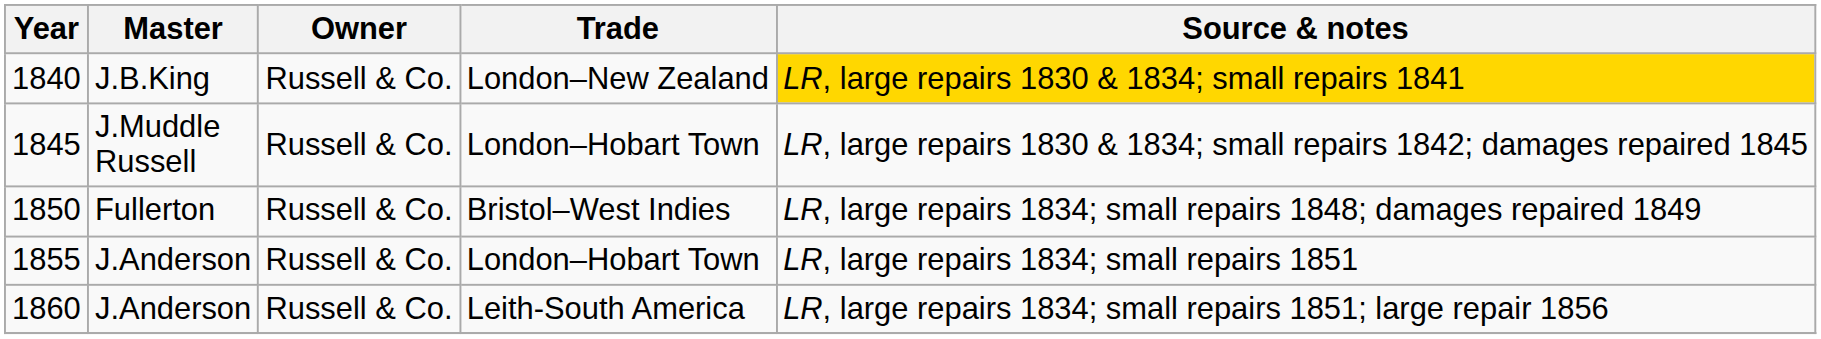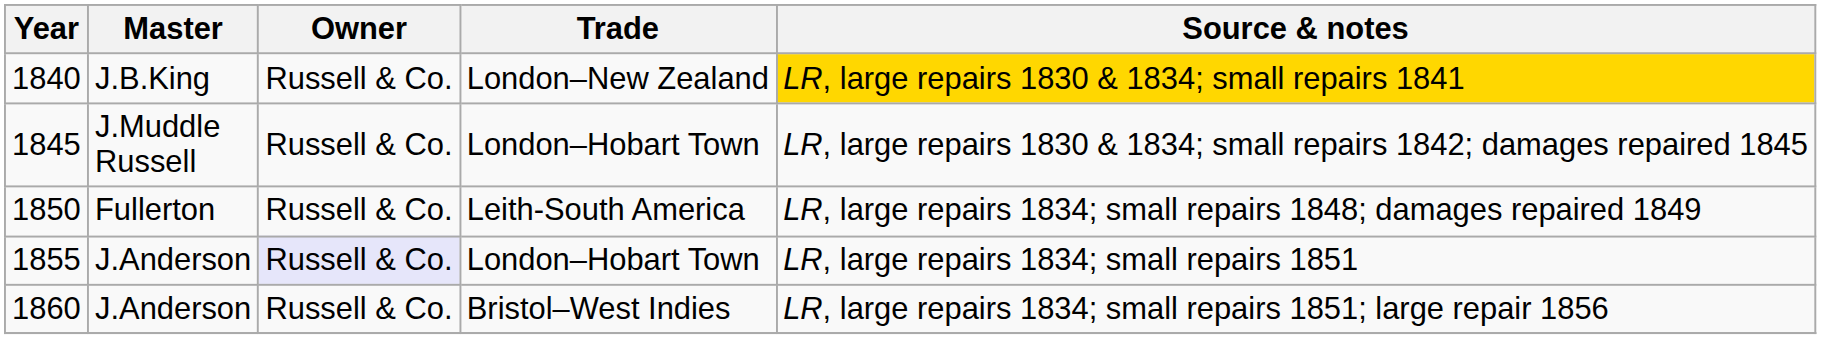(599, 210) Bristol–West Indies -> (606, 210) Leith-South America
(359, 259) no background -> (359, 259) lavender background
(606, 308) Leith-South America -> (599, 308) Bristol–West Indies
